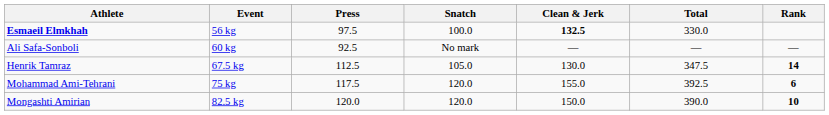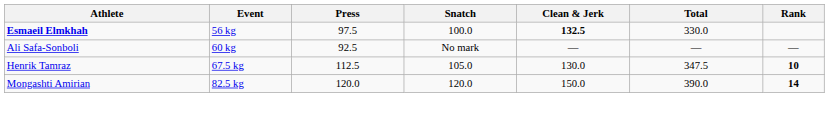(793, 66) 14 -> (793, 66) 10
- row: (61, 83)
(793, 101) 10 -> (793, 83) 14
